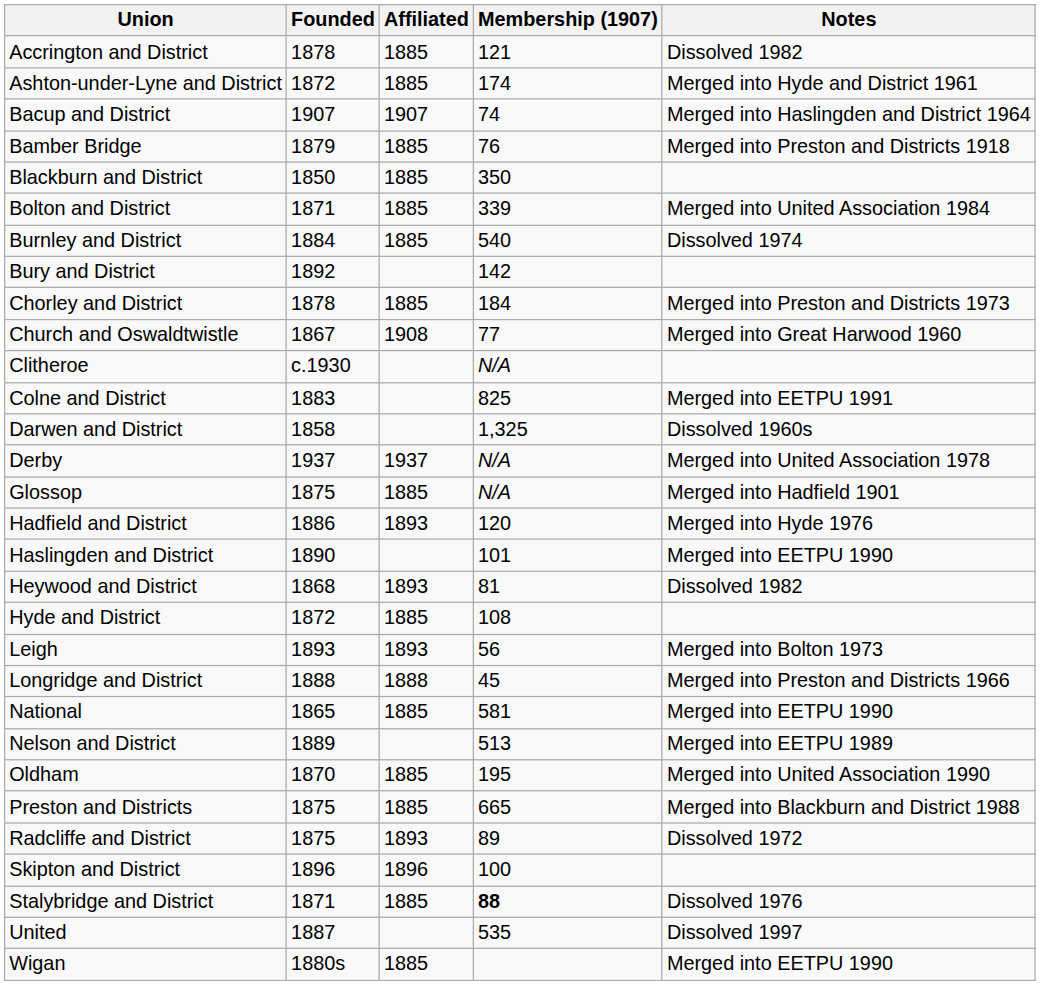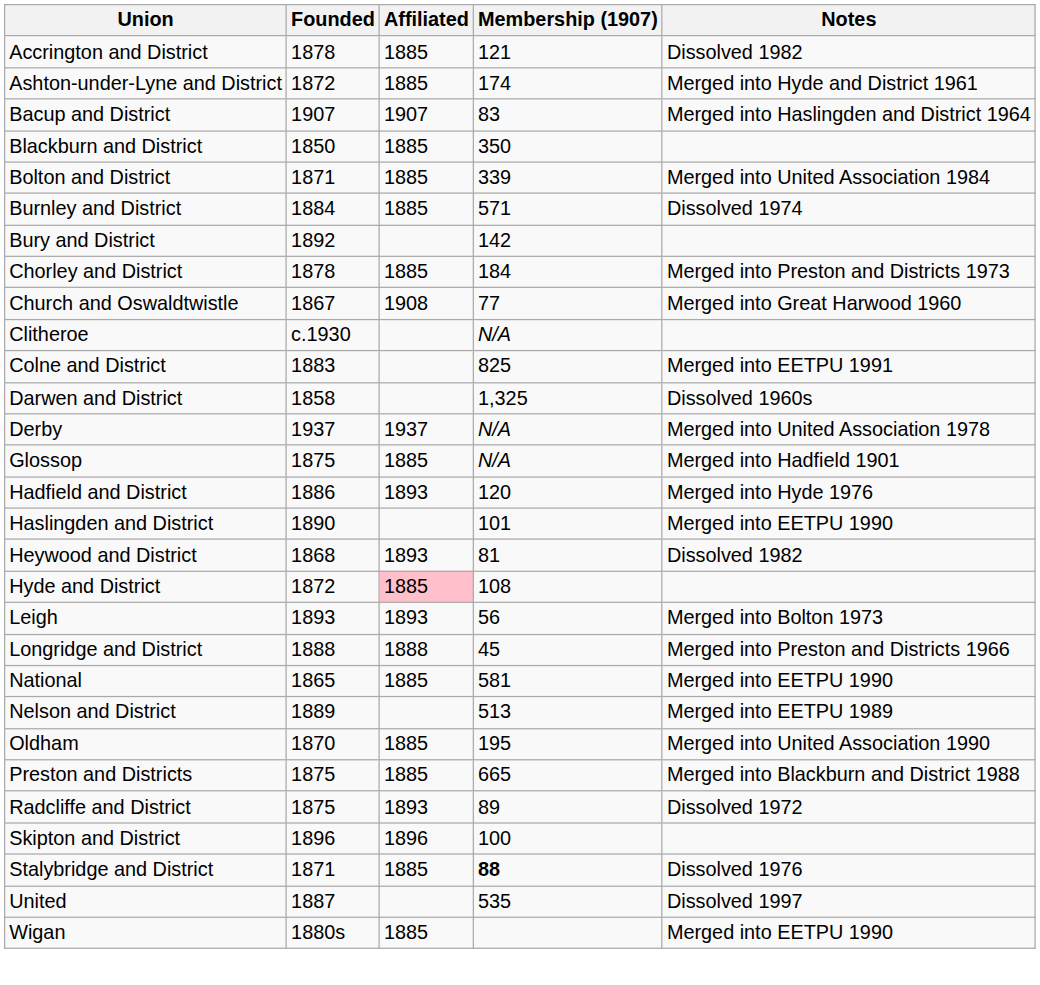(489, 114) 74 -> (489, 114) 83
- row: (75, 146)
(495, 240) 540 -> (495, 209) 571
(406, 618) no background -> (406, 586) pink background
